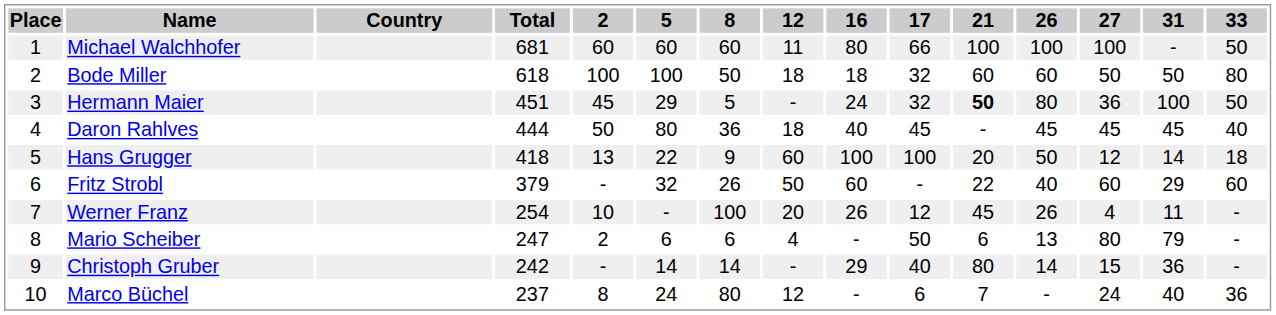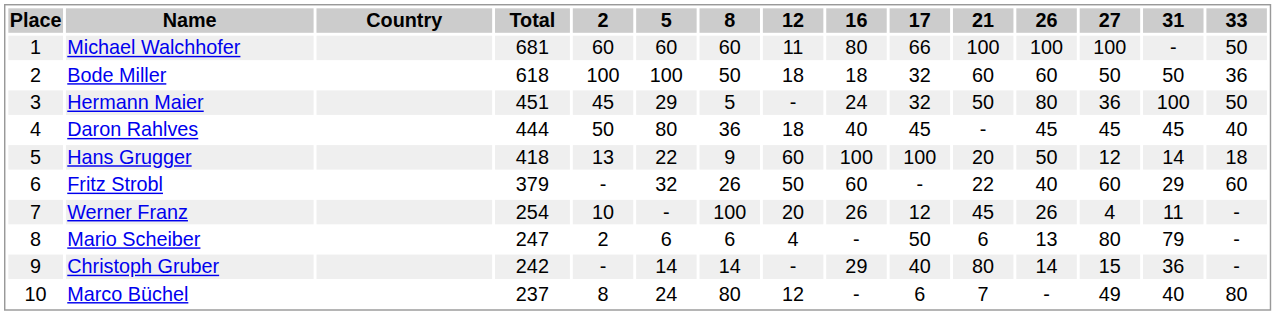(1237, 75) 80 -> (1237, 75) 36
(983, 103) bold -> (983, 103) normal
(1110, 294) 24 -> (1110, 294) 49
(1237, 294) 36 -> (1237, 294) 80
